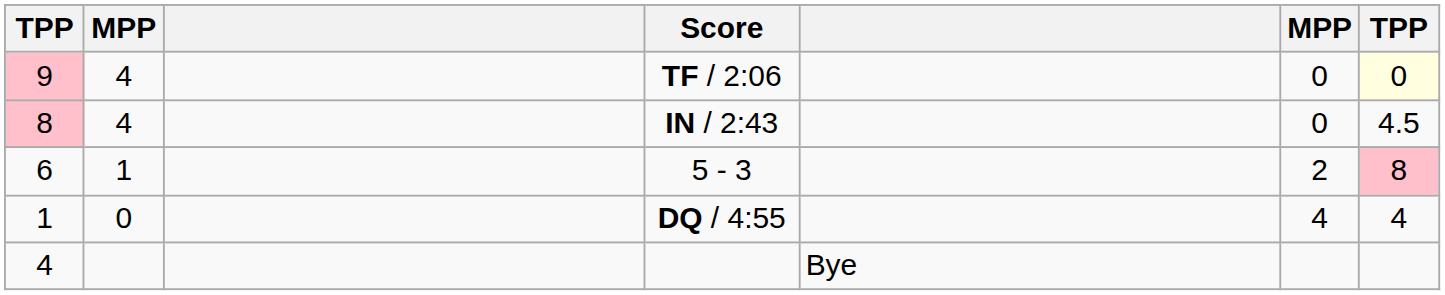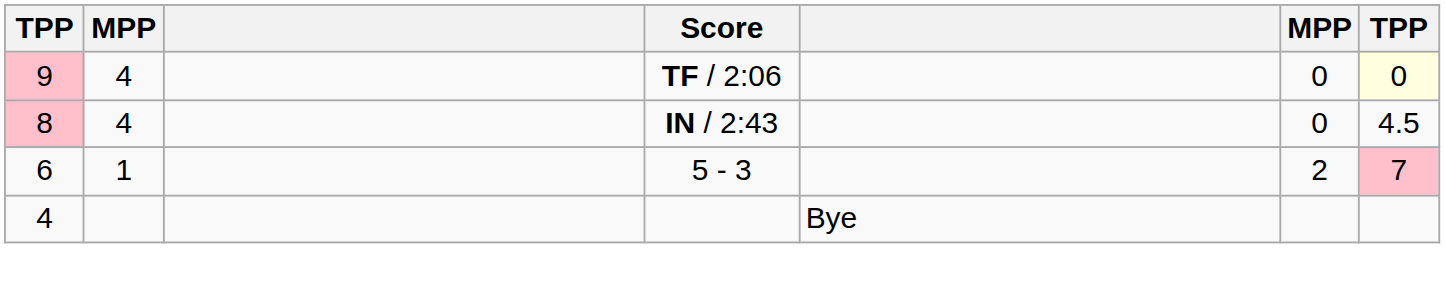(1399, 170) 8 -> (1399, 170) 7
- row: (722, 218)
